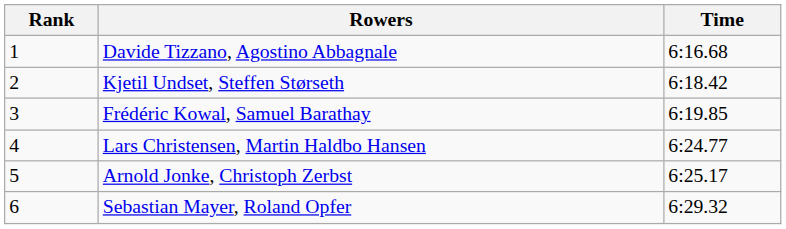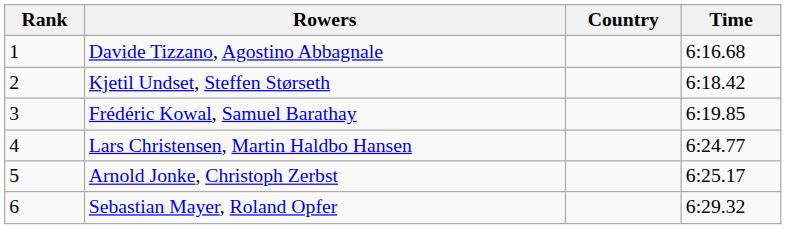+ column: (623, 20)
